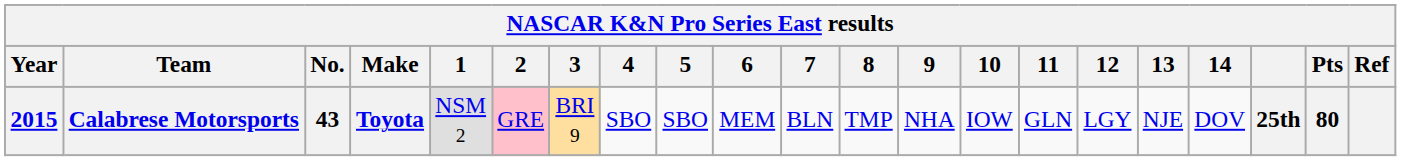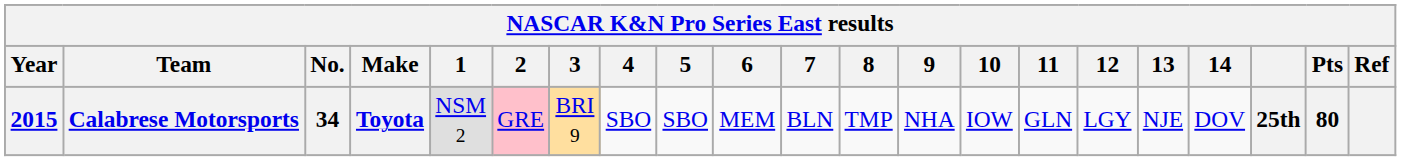(327, 120) 43 -> (327, 120) 34
